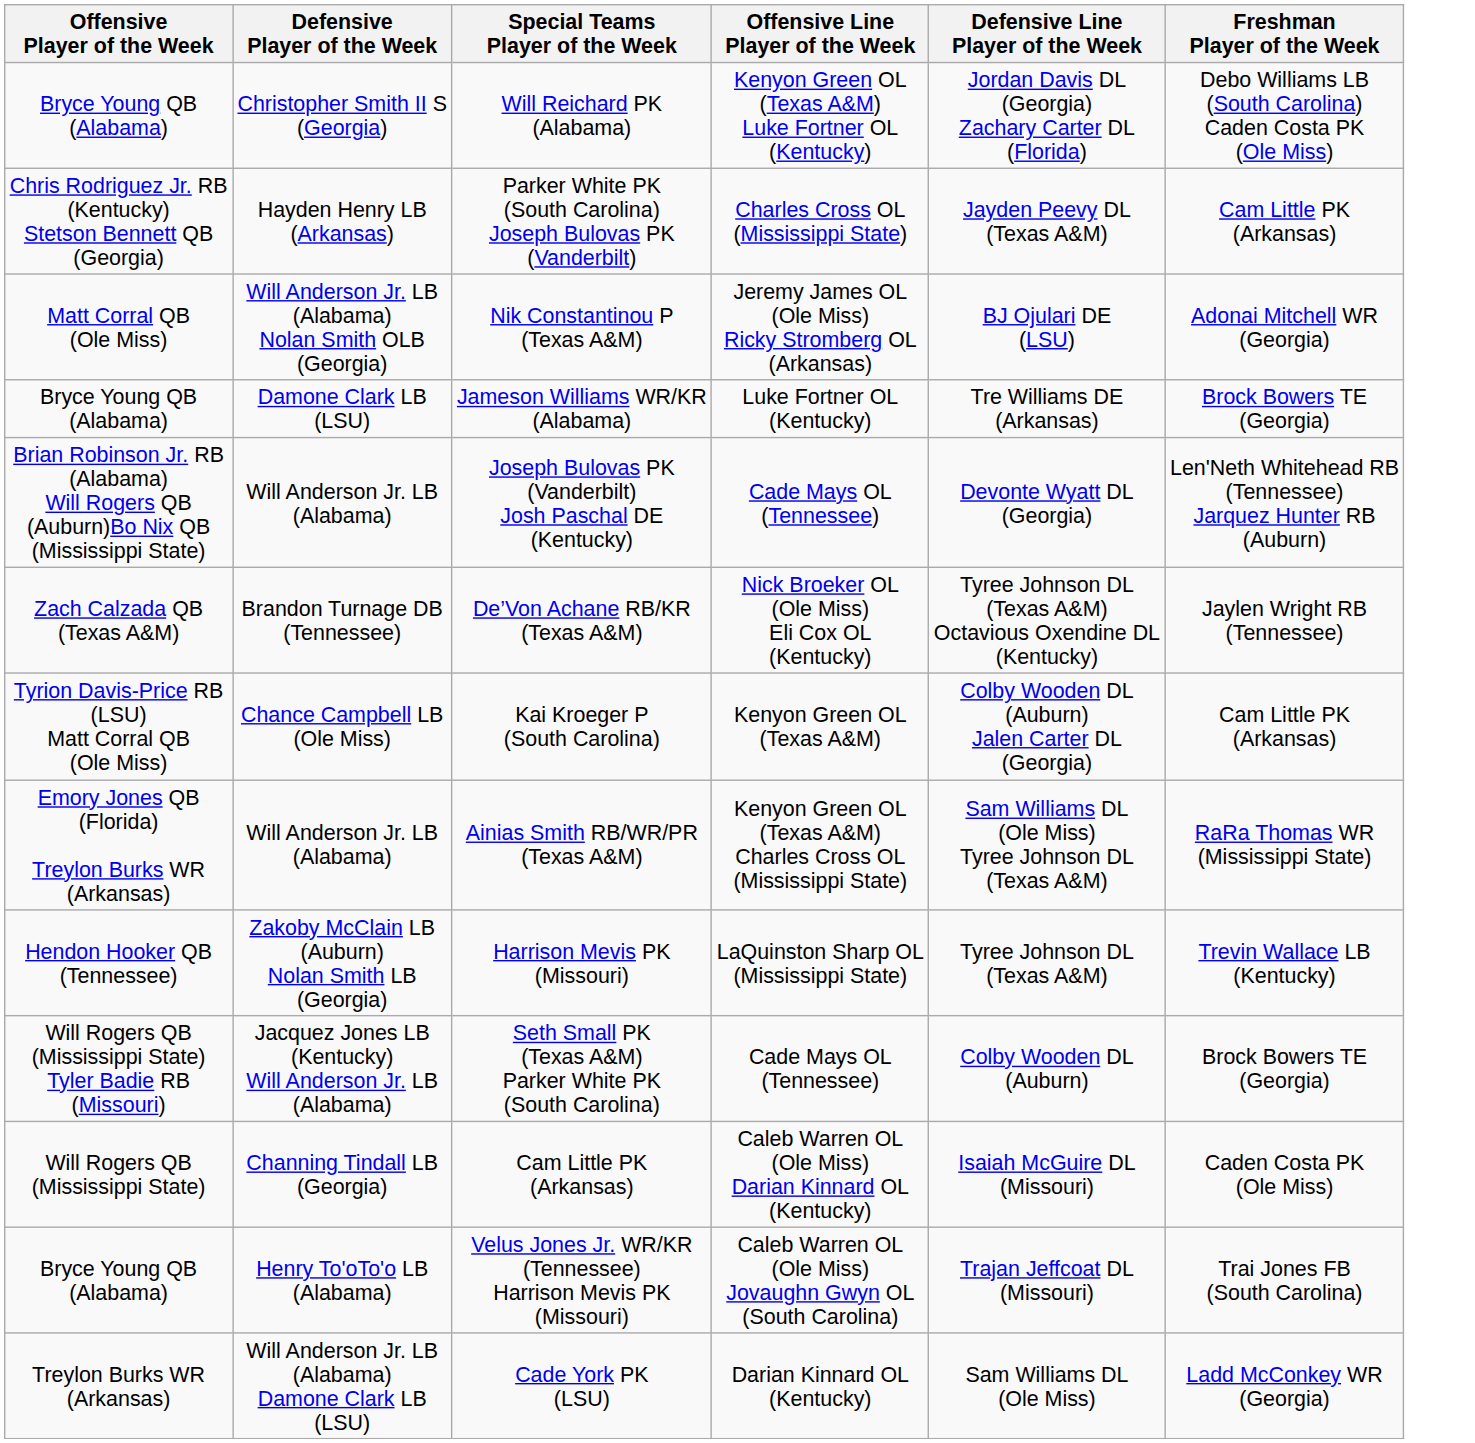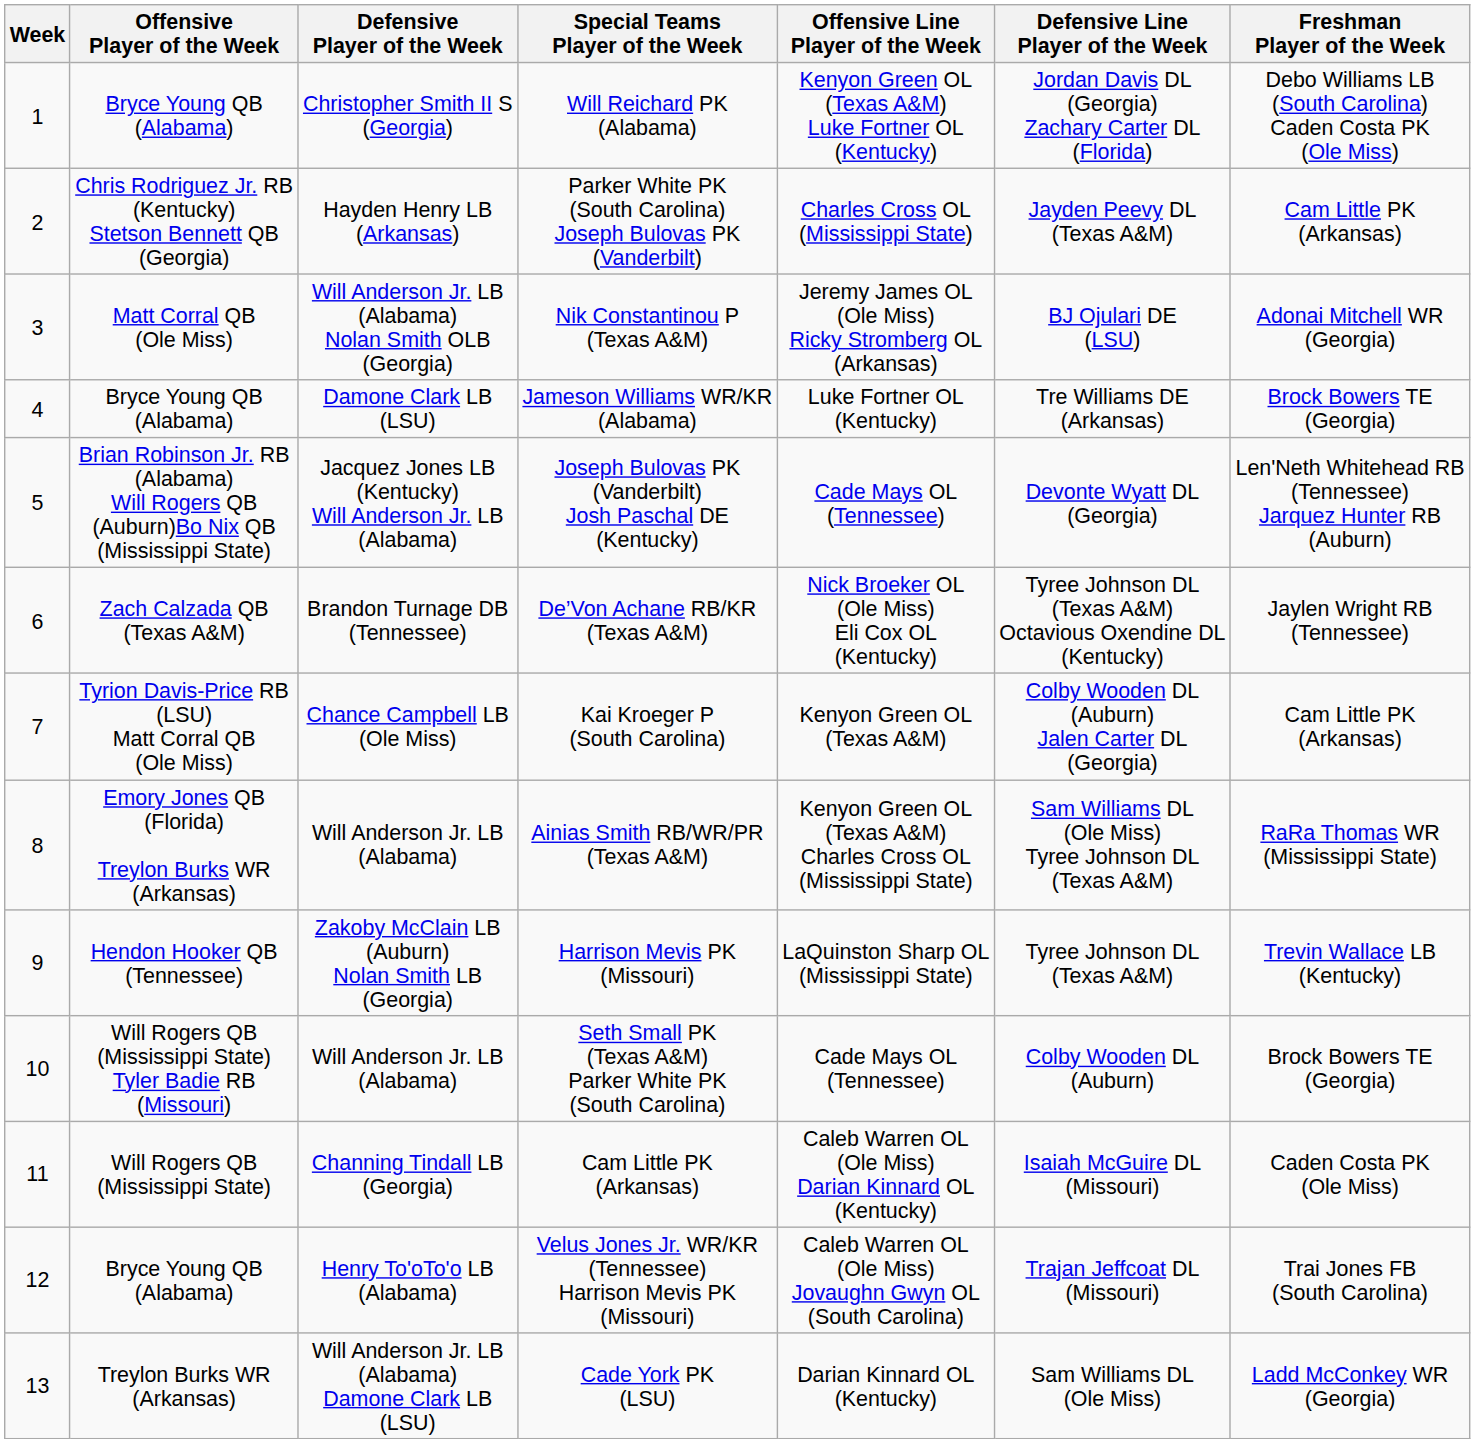+ column: (37, 34)
(342, 503) Will Anderson Jr. LB (Alabama) -> (408, 503) Jacquez Jones LB (Kentucky) Will Anderson Jr. LB (Alabama)
(342, 1068) Jacquez Jones LB (Kentucky) Will Anderson Jr. LB (Alabama) -> (408, 1068) Will Anderson Jr. LB (Alabama)
